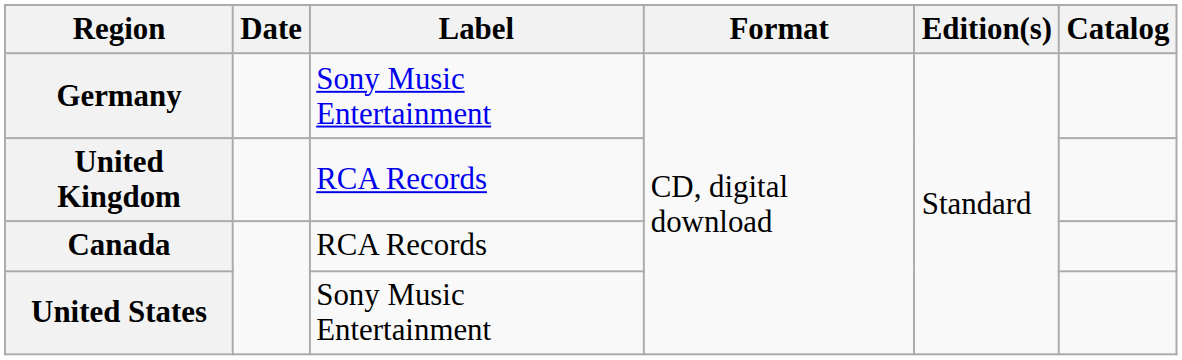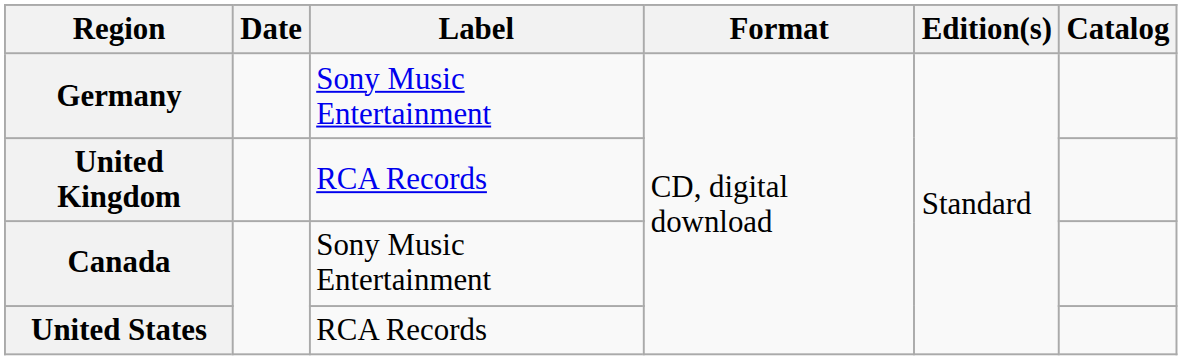(402, 245) RCA Records -> (404, 262) Sony Music Entertainment
(404, 311) Sony Music Entertainment -> (402, 329) RCA Records
